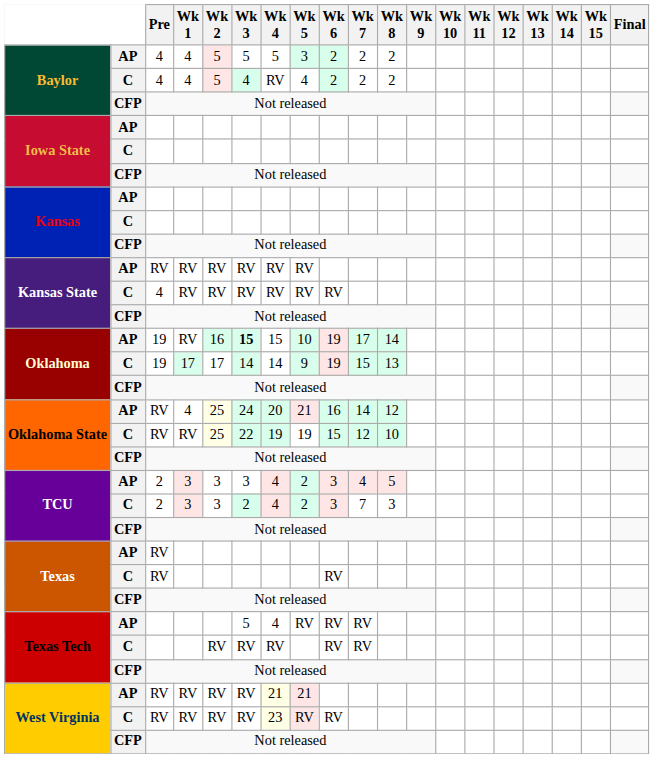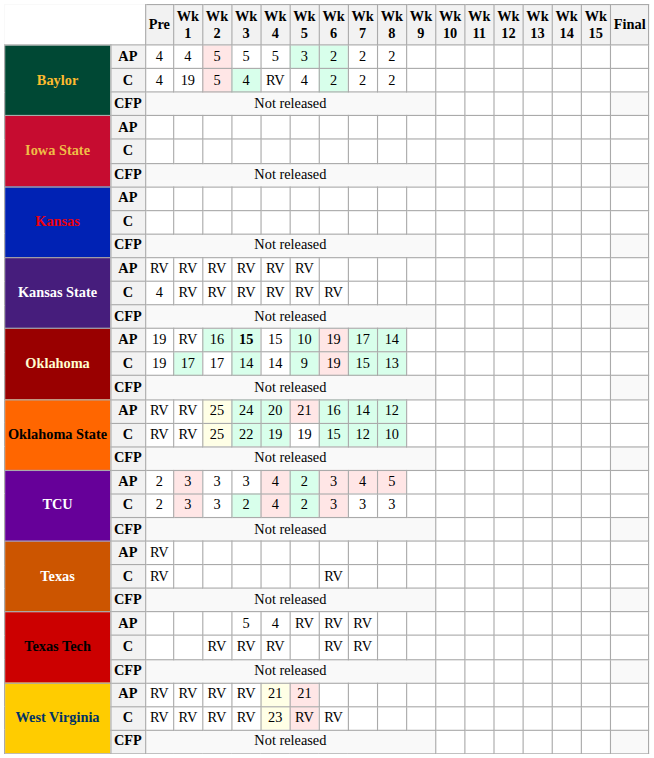(188, 80) 4 -> (188, 80) 19
(188, 410) 4 -> (188, 410) RV
(363, 505) 7 -> (363, 505) 3
